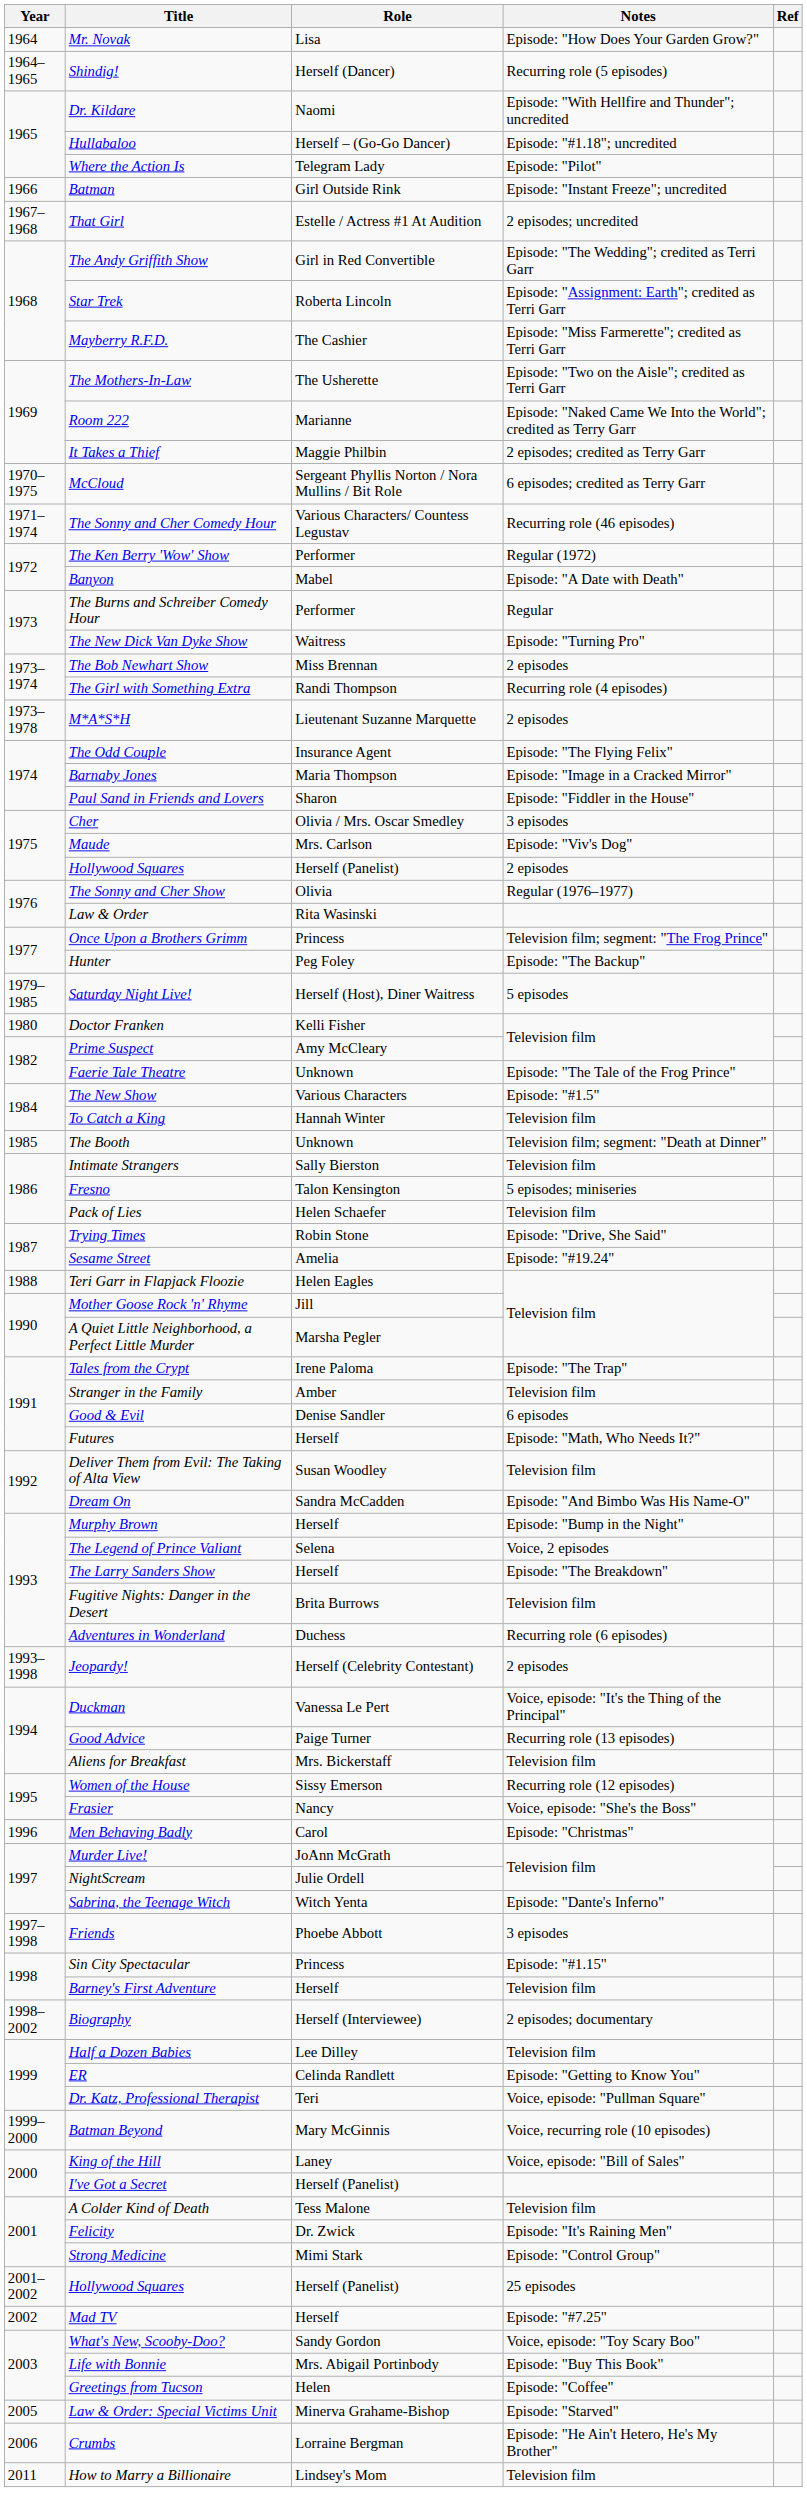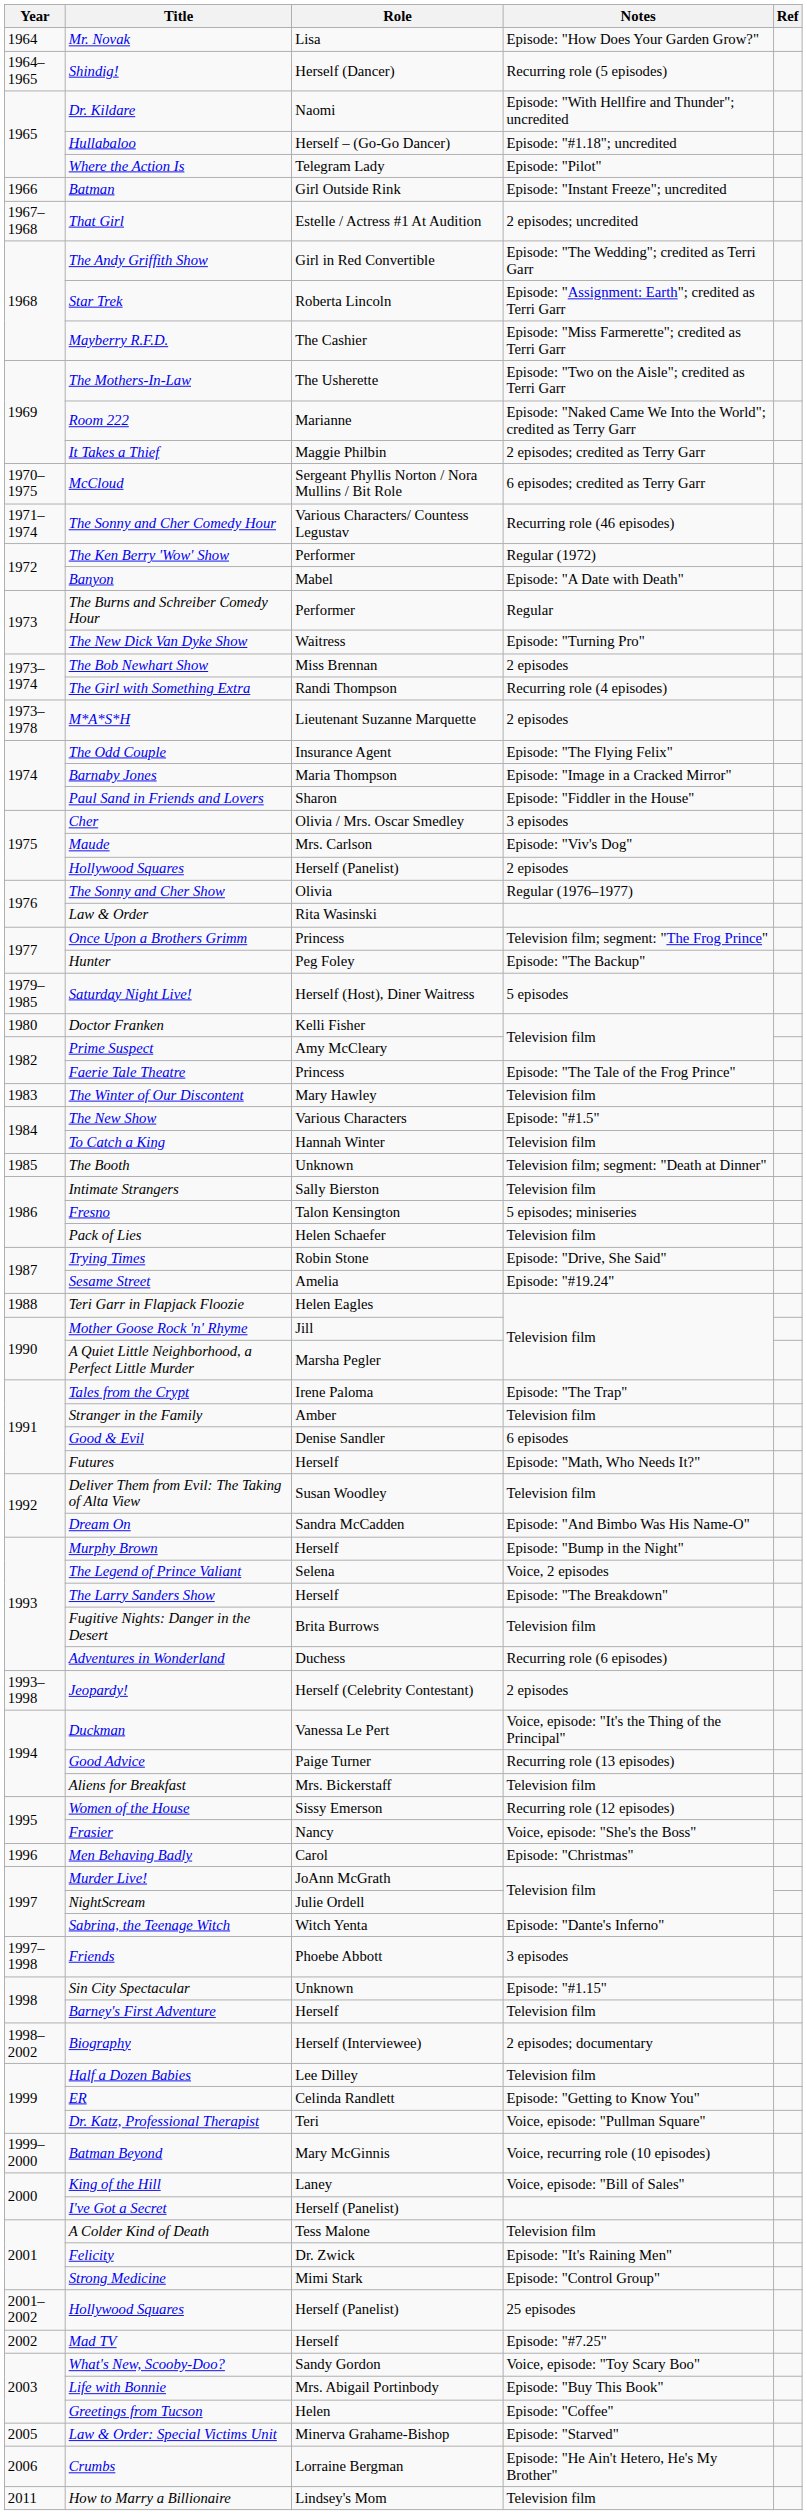(324, 1071) Unknown -> (320, 1071) Princess
+ row: (156, 1095)
(320, 1964) Princess -> (324, 1988) Unknown
